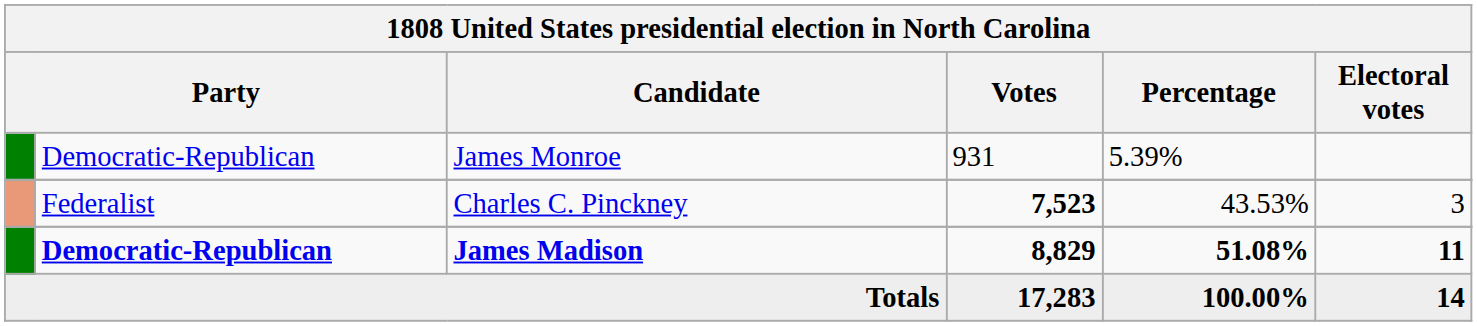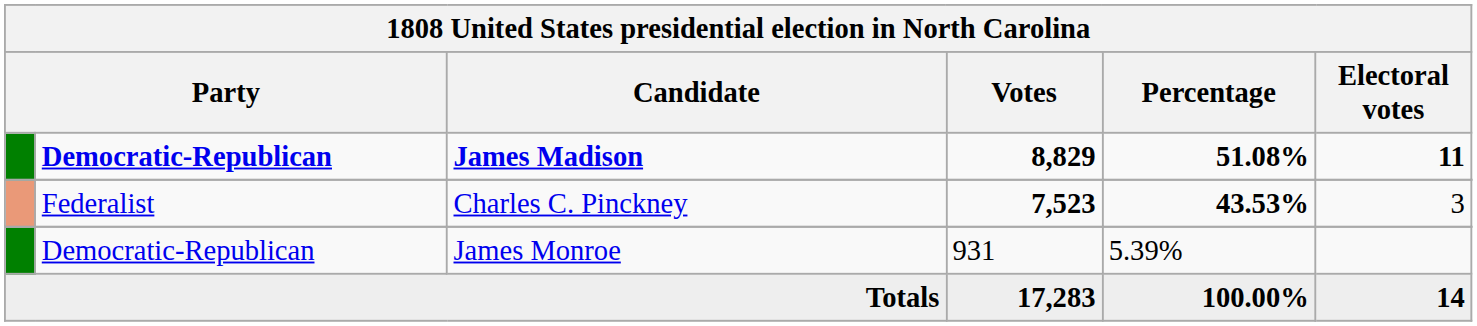rows swapped: (548, 250) <-> (537, 156)
(1265, 203) normal -> (1262, 203) bold
